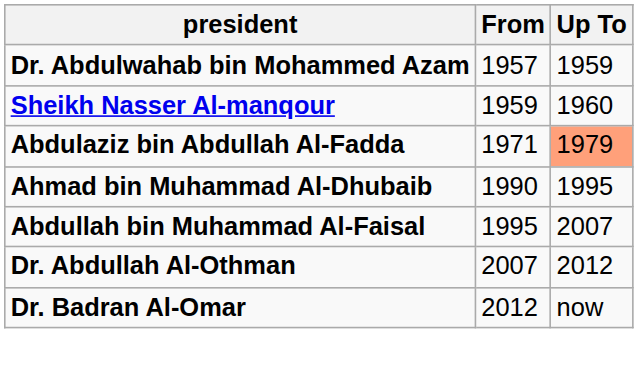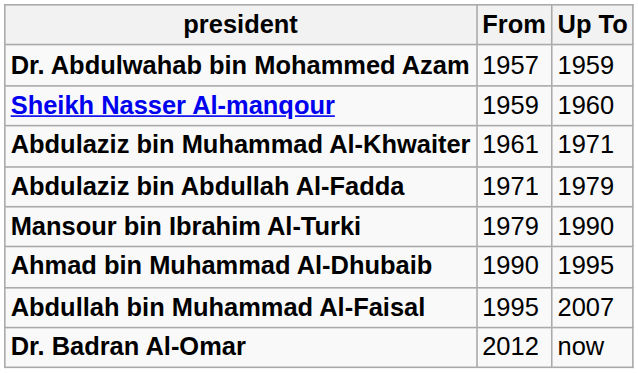+ row: (241, 145)
(585, 145) lightsalmon background -> (586, 186) no background
+ row: (186, 226)
- row: (153, 266)
